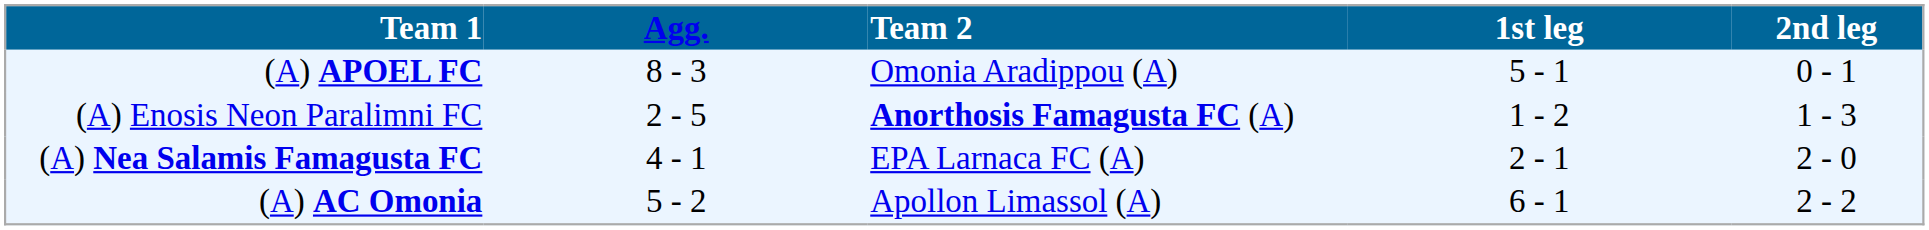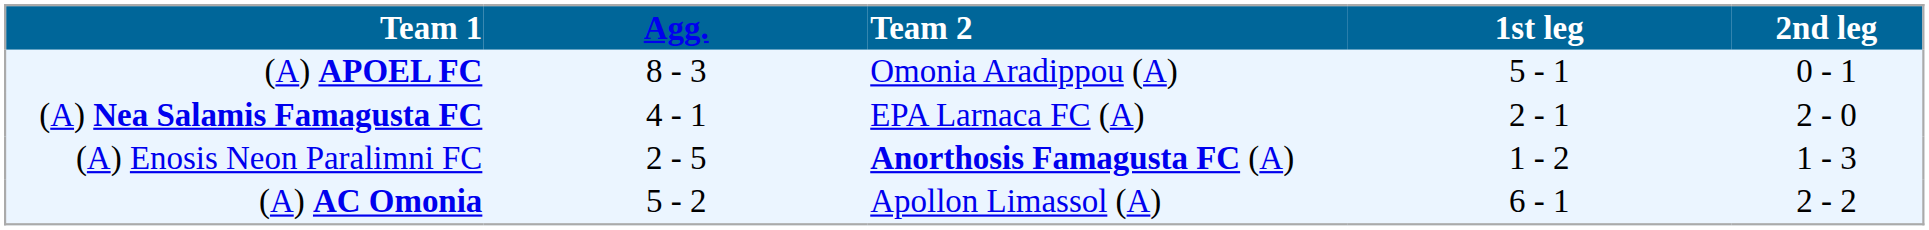rows swapped: (279, 114) <-> (261, 157)
